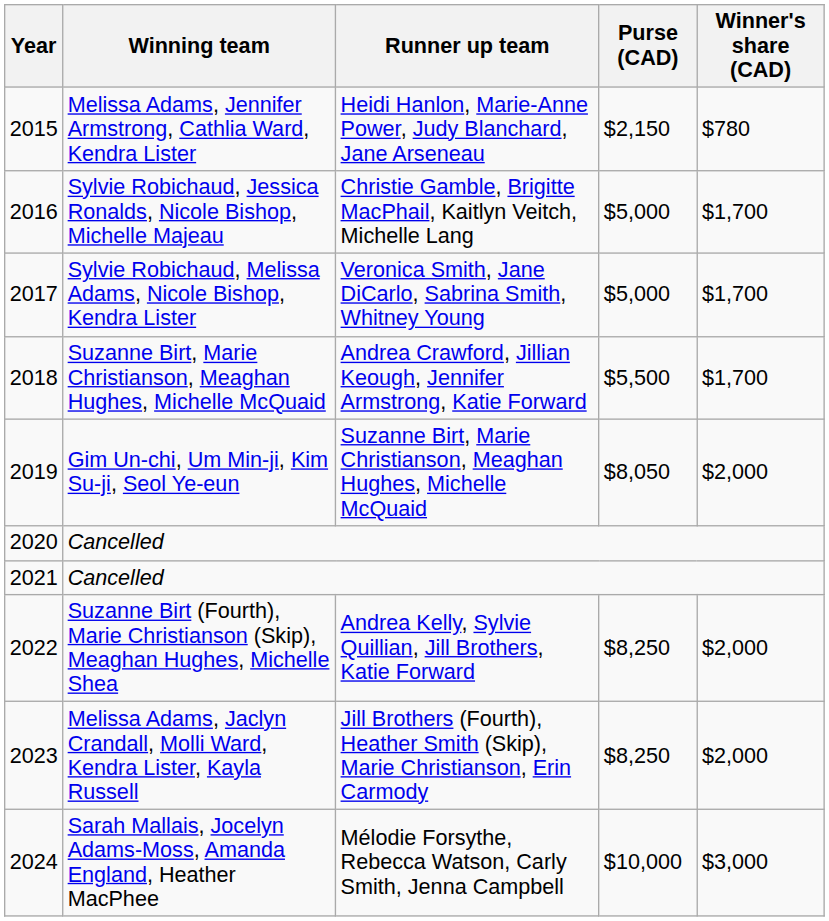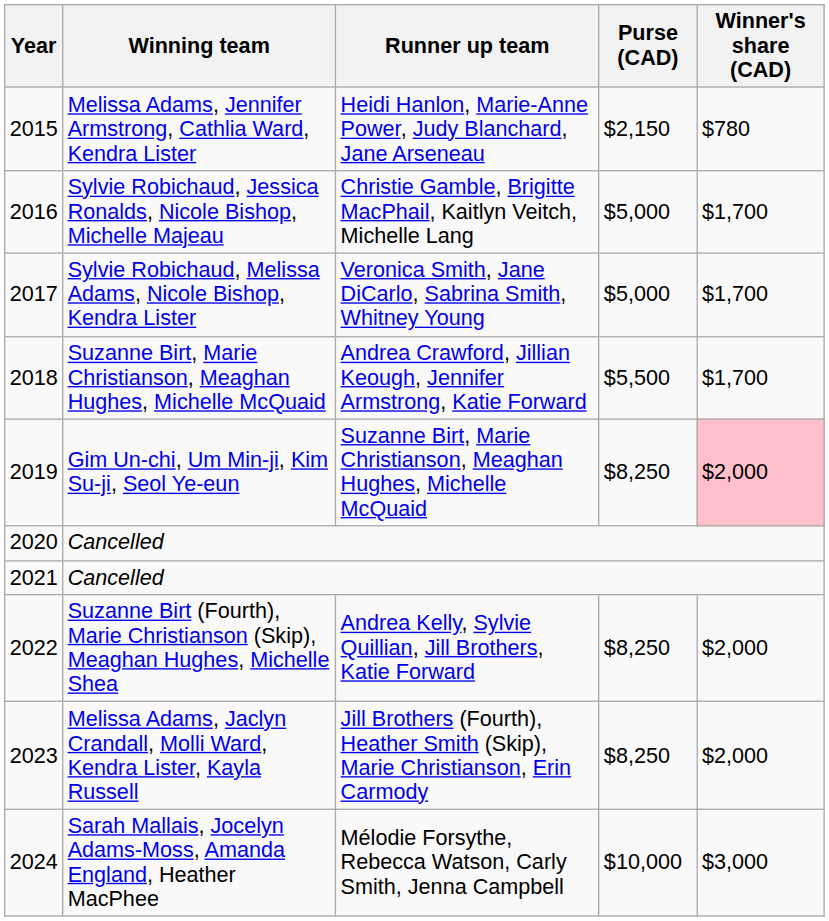(637, 472) $8,050 -> (637, 472) $8,250
(735, 472) no background -> (735, 472) pink background
